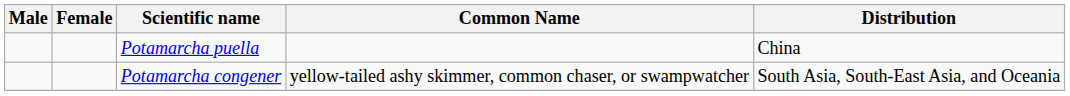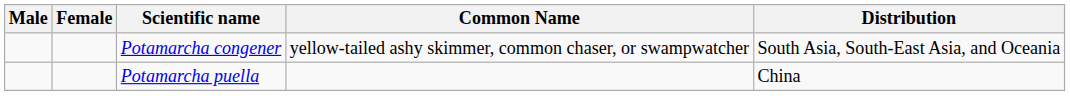rows swapped: (201, 76) <-> (190, 47)
